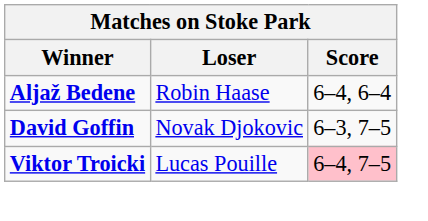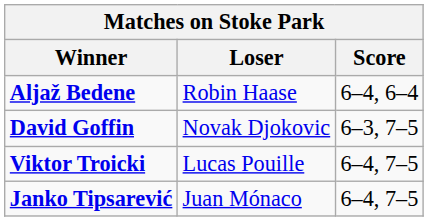(352, 163) pink background -> (379, 163) no background
+ row: (91, 198)
